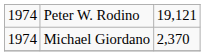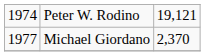(22, 39) 1974 -> (22, 39) 1977
